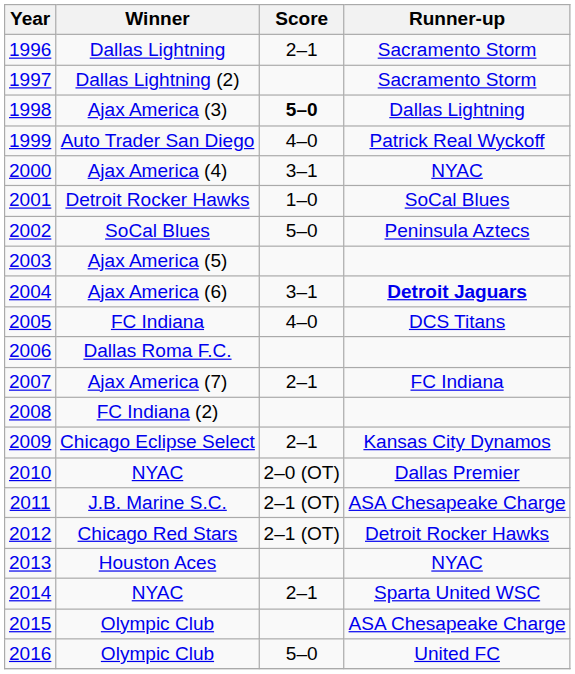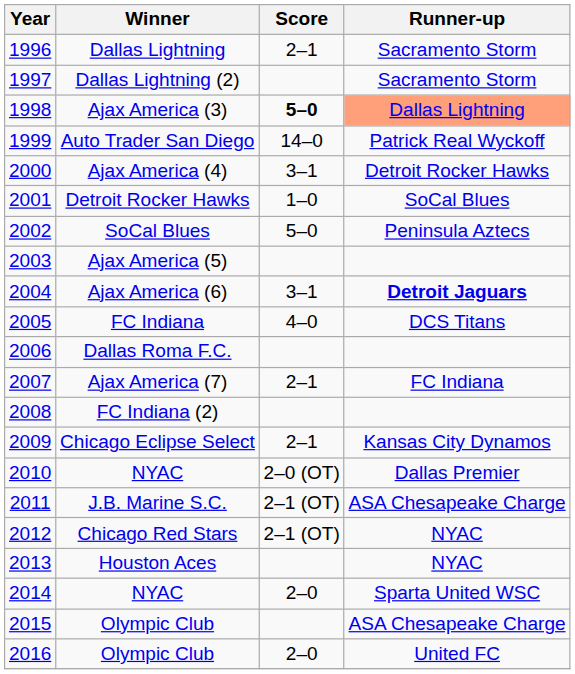(457, 110) no background -> (457, 110) lightsalmon background
(302, 140) 4–0 -> (302, 140) 14–0
(457, 170) NYAC -> (457, 170) Detroit Rocker Hawks
(457, 532) Detroit Rocker Hawks -> (457, 532) NYAC
(302, 593) 2–1 -> (302, 593) 2–0
(302, 653) 5–0 -> (302, 653) 2–0
